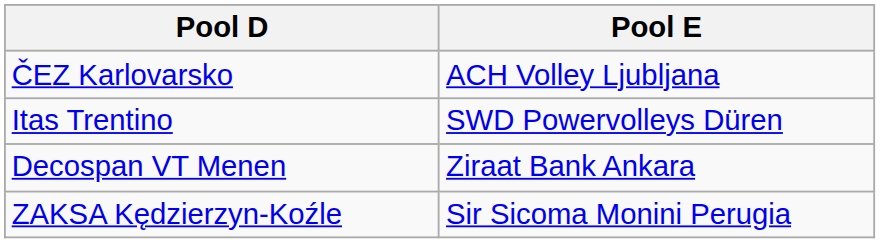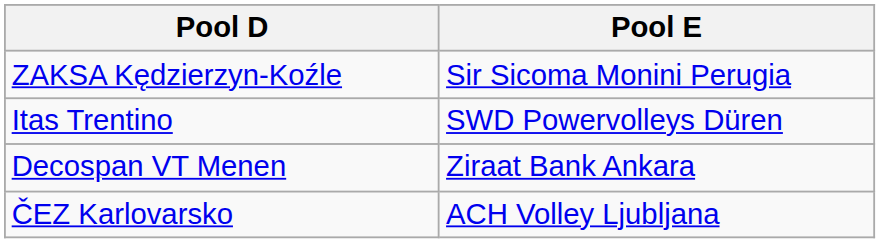rows swapped: (177, 213) <-> (122, 74)
